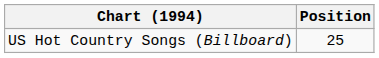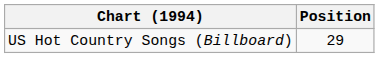(335, 41) 25 -> (335, 41) 29
